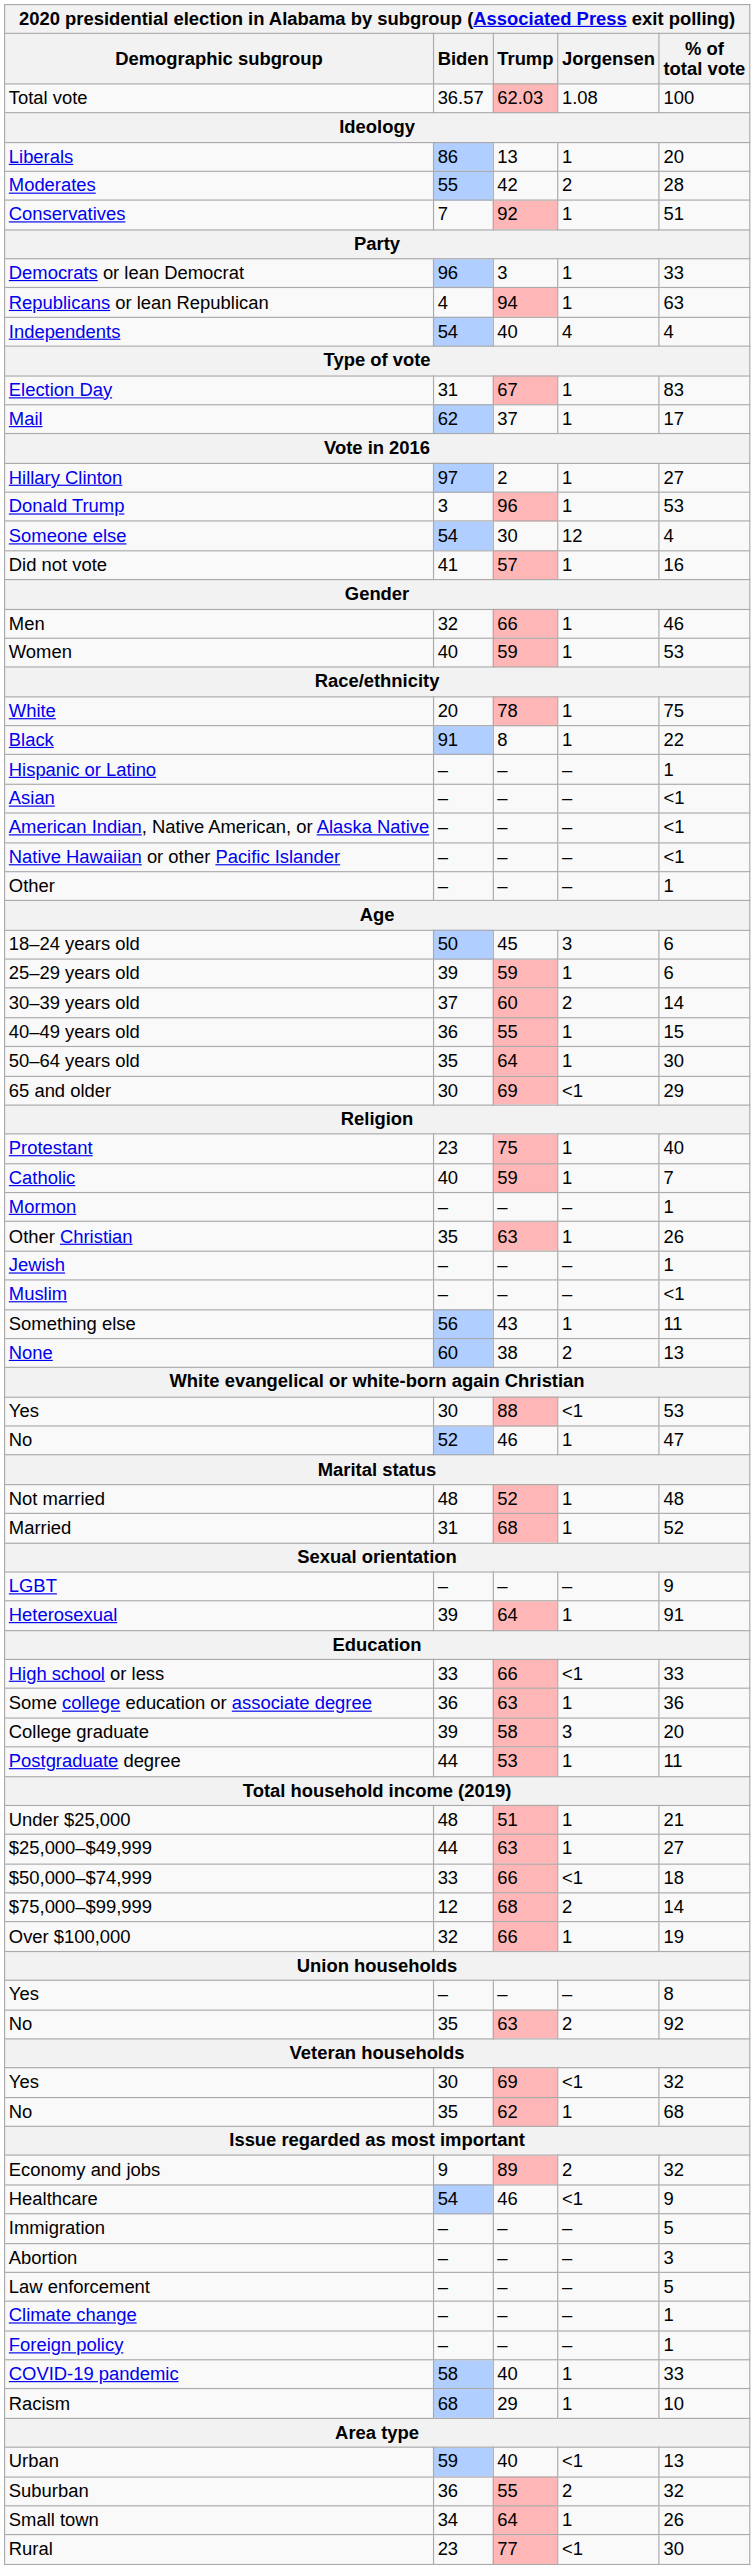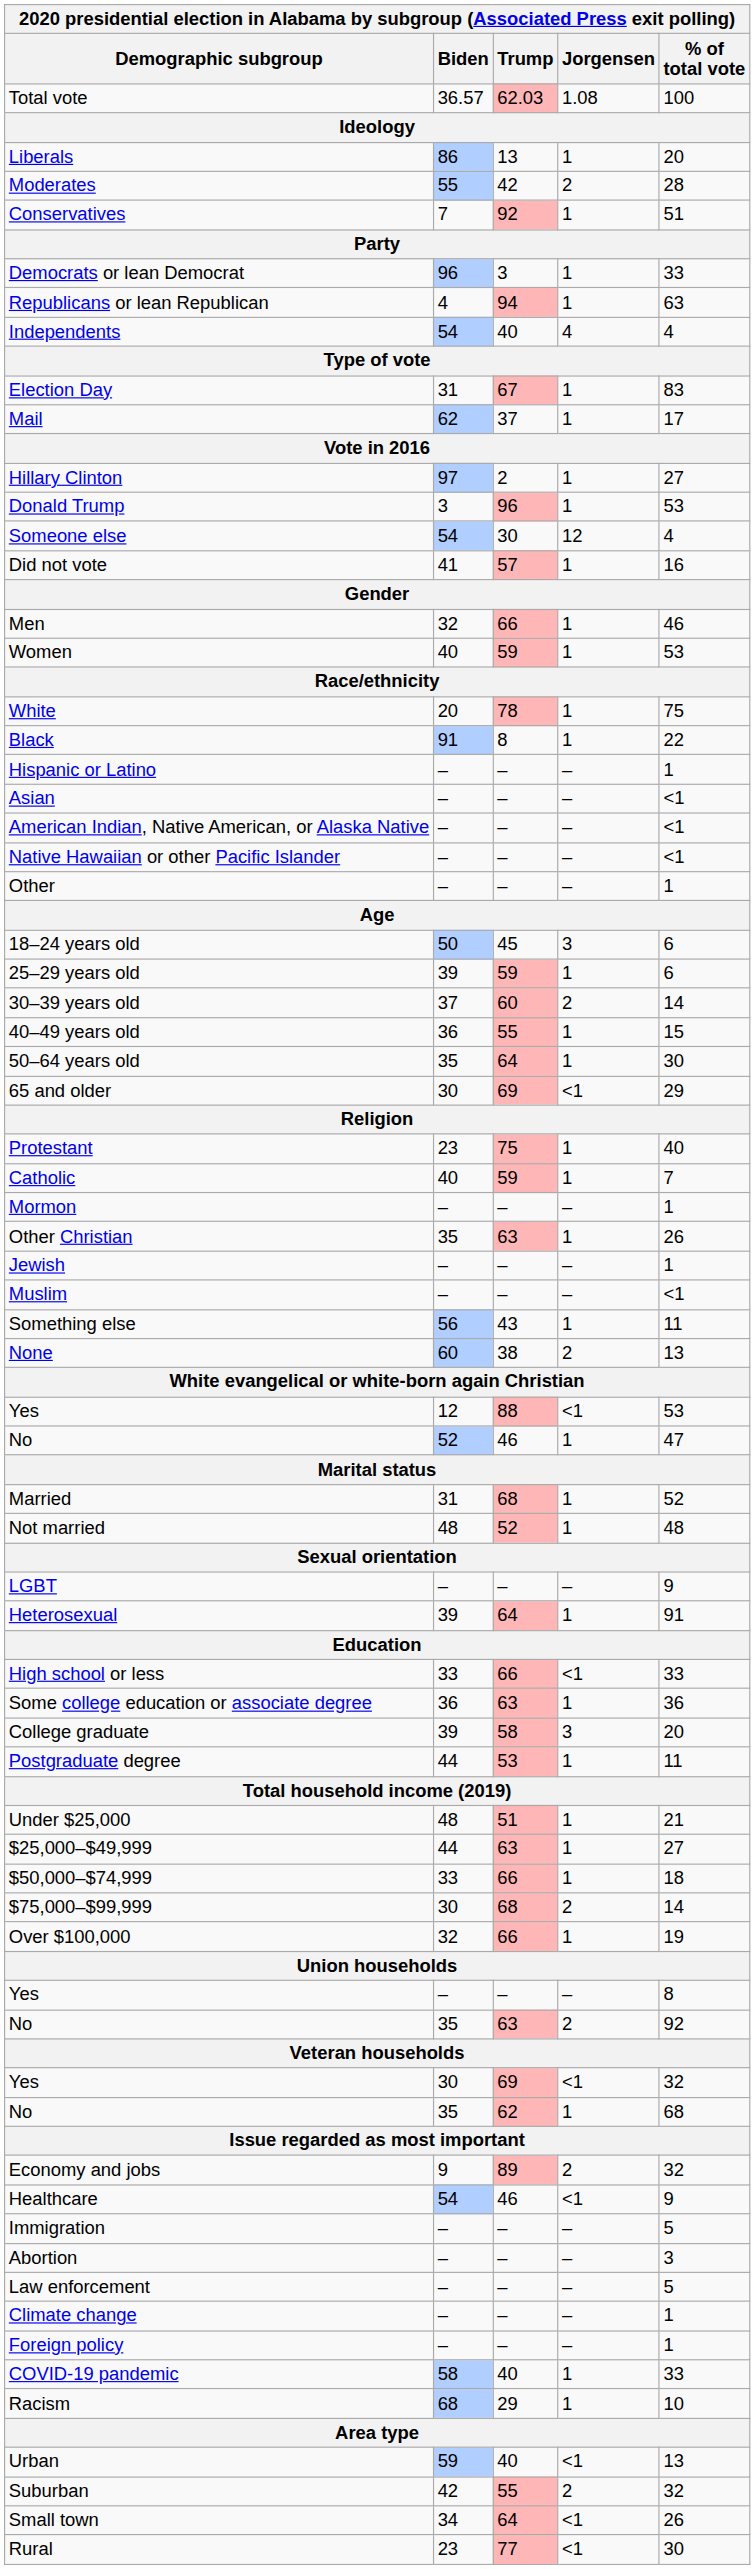(448, 1411) 30 -> (448, 1411) 12
rows swapped: (40, 1528) <-> (57, 1498)
(572, 1878) <1 -> (567, 1878) 1
(448, 1907) 12 -> (448, 1907) 30
(448, 2491) 36 -> (448, 2491) 42
(567, 2520) 1 -> (572, 2520) <1
